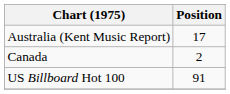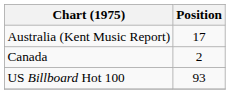(199, 78) 91 -> (199, 78) 93
